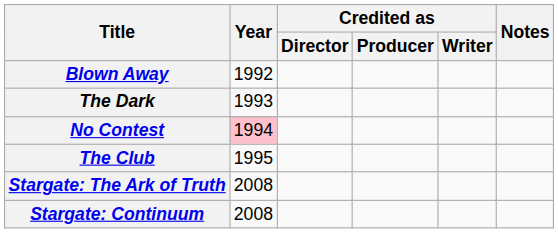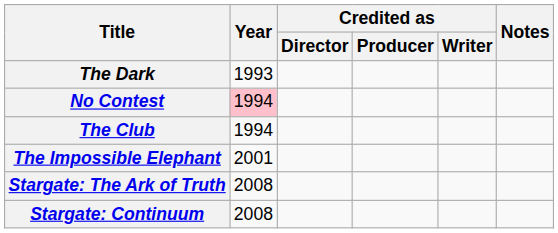- row: (117, 74)
(253, 158) 1995 -> (253, 130) 1994
+ row: (117, 158)
